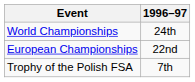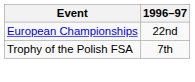- row: (62, 31)
